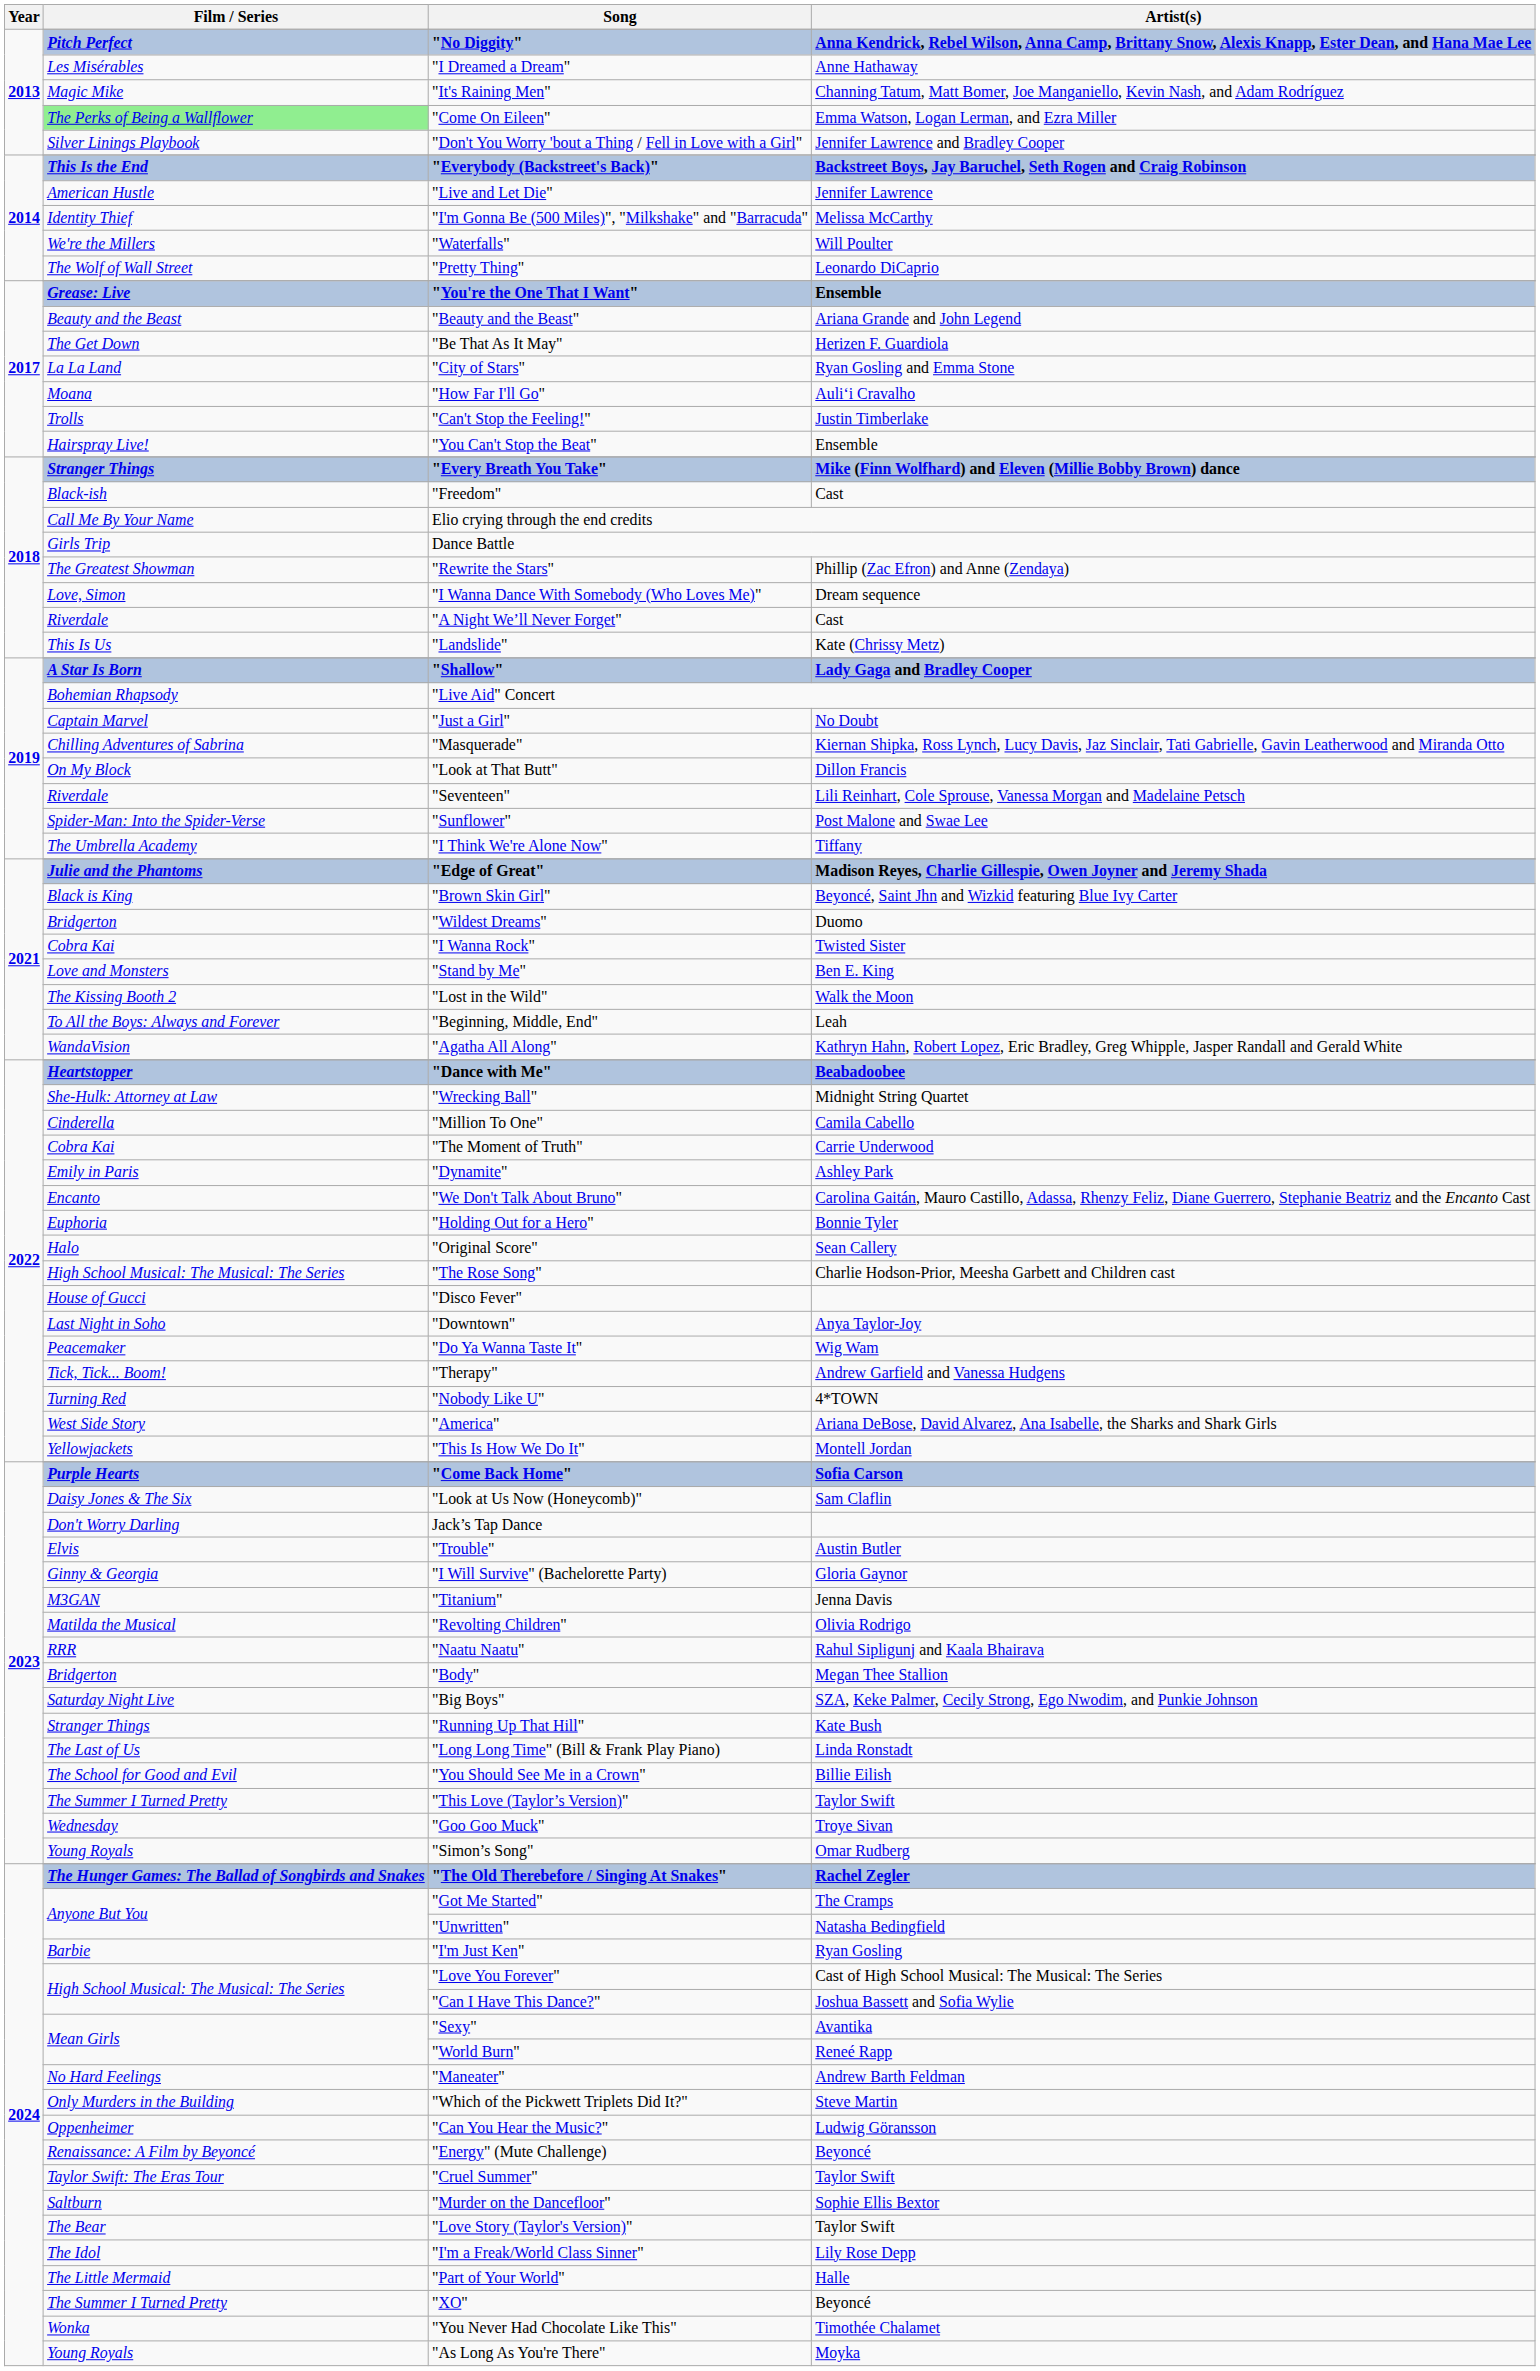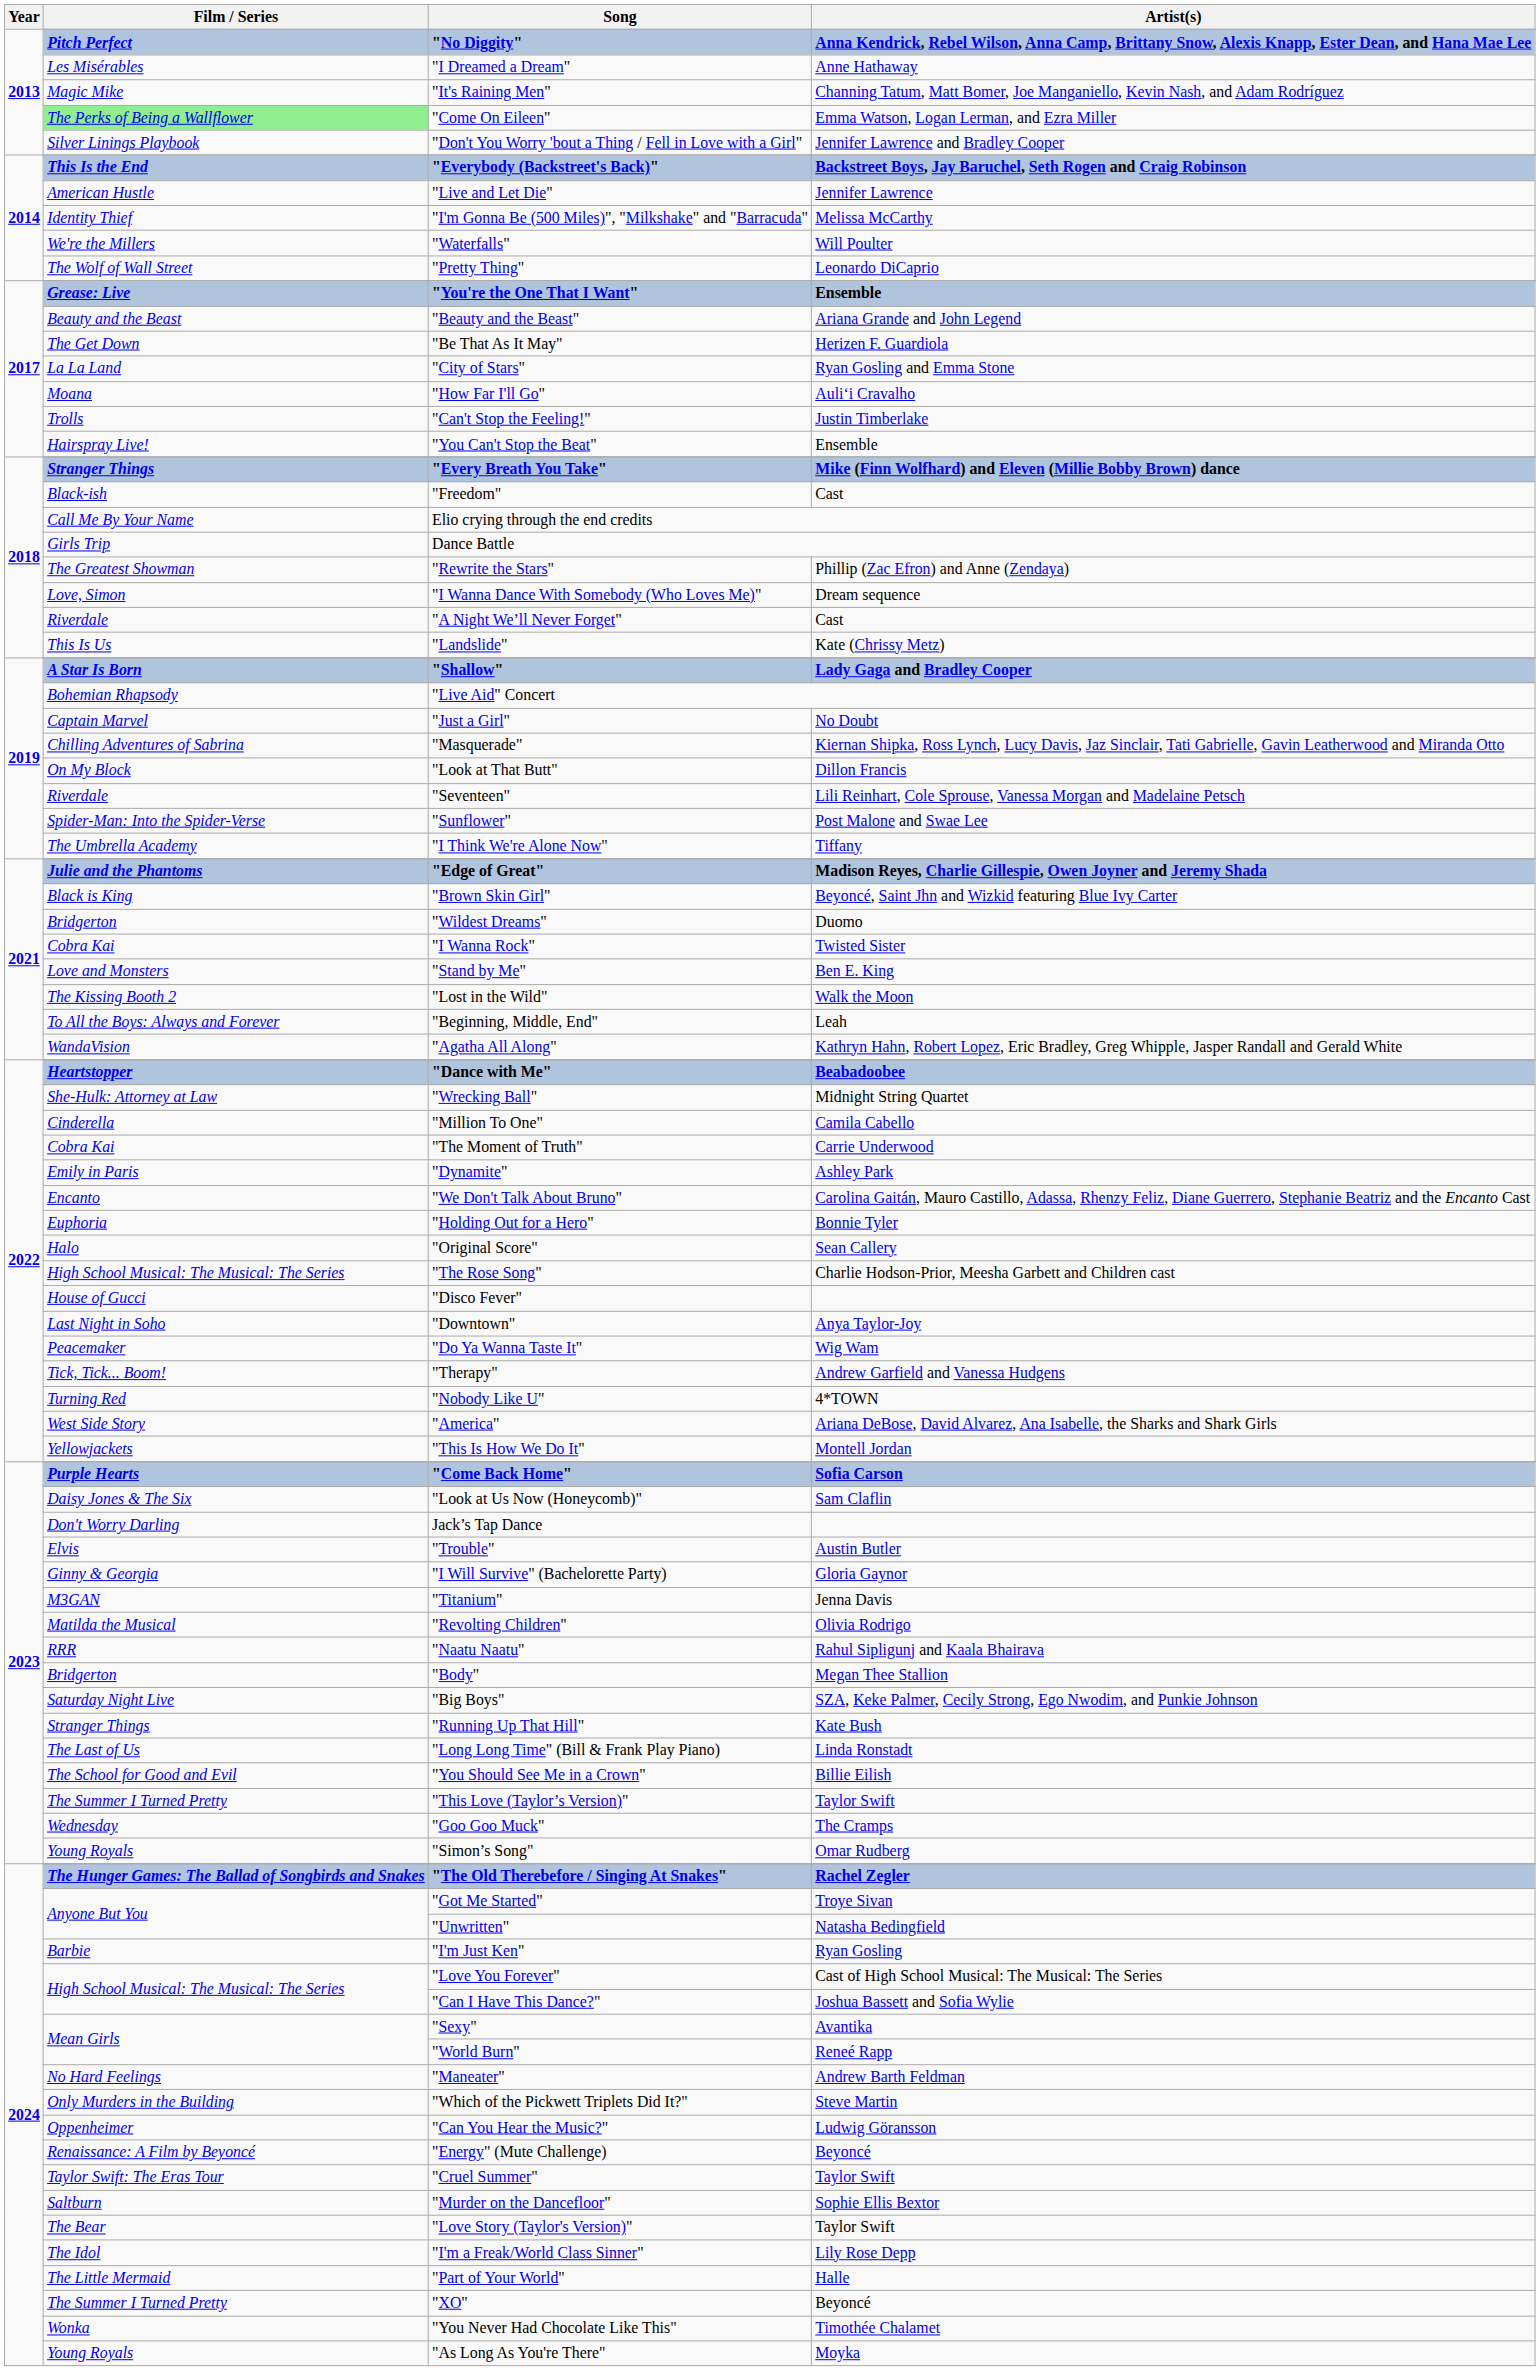(854, 1825) Troye Sivan -> (854, 1825) The Cramps
(854, 1901) The Cramps -> (854, 1901) Troye Sivan
